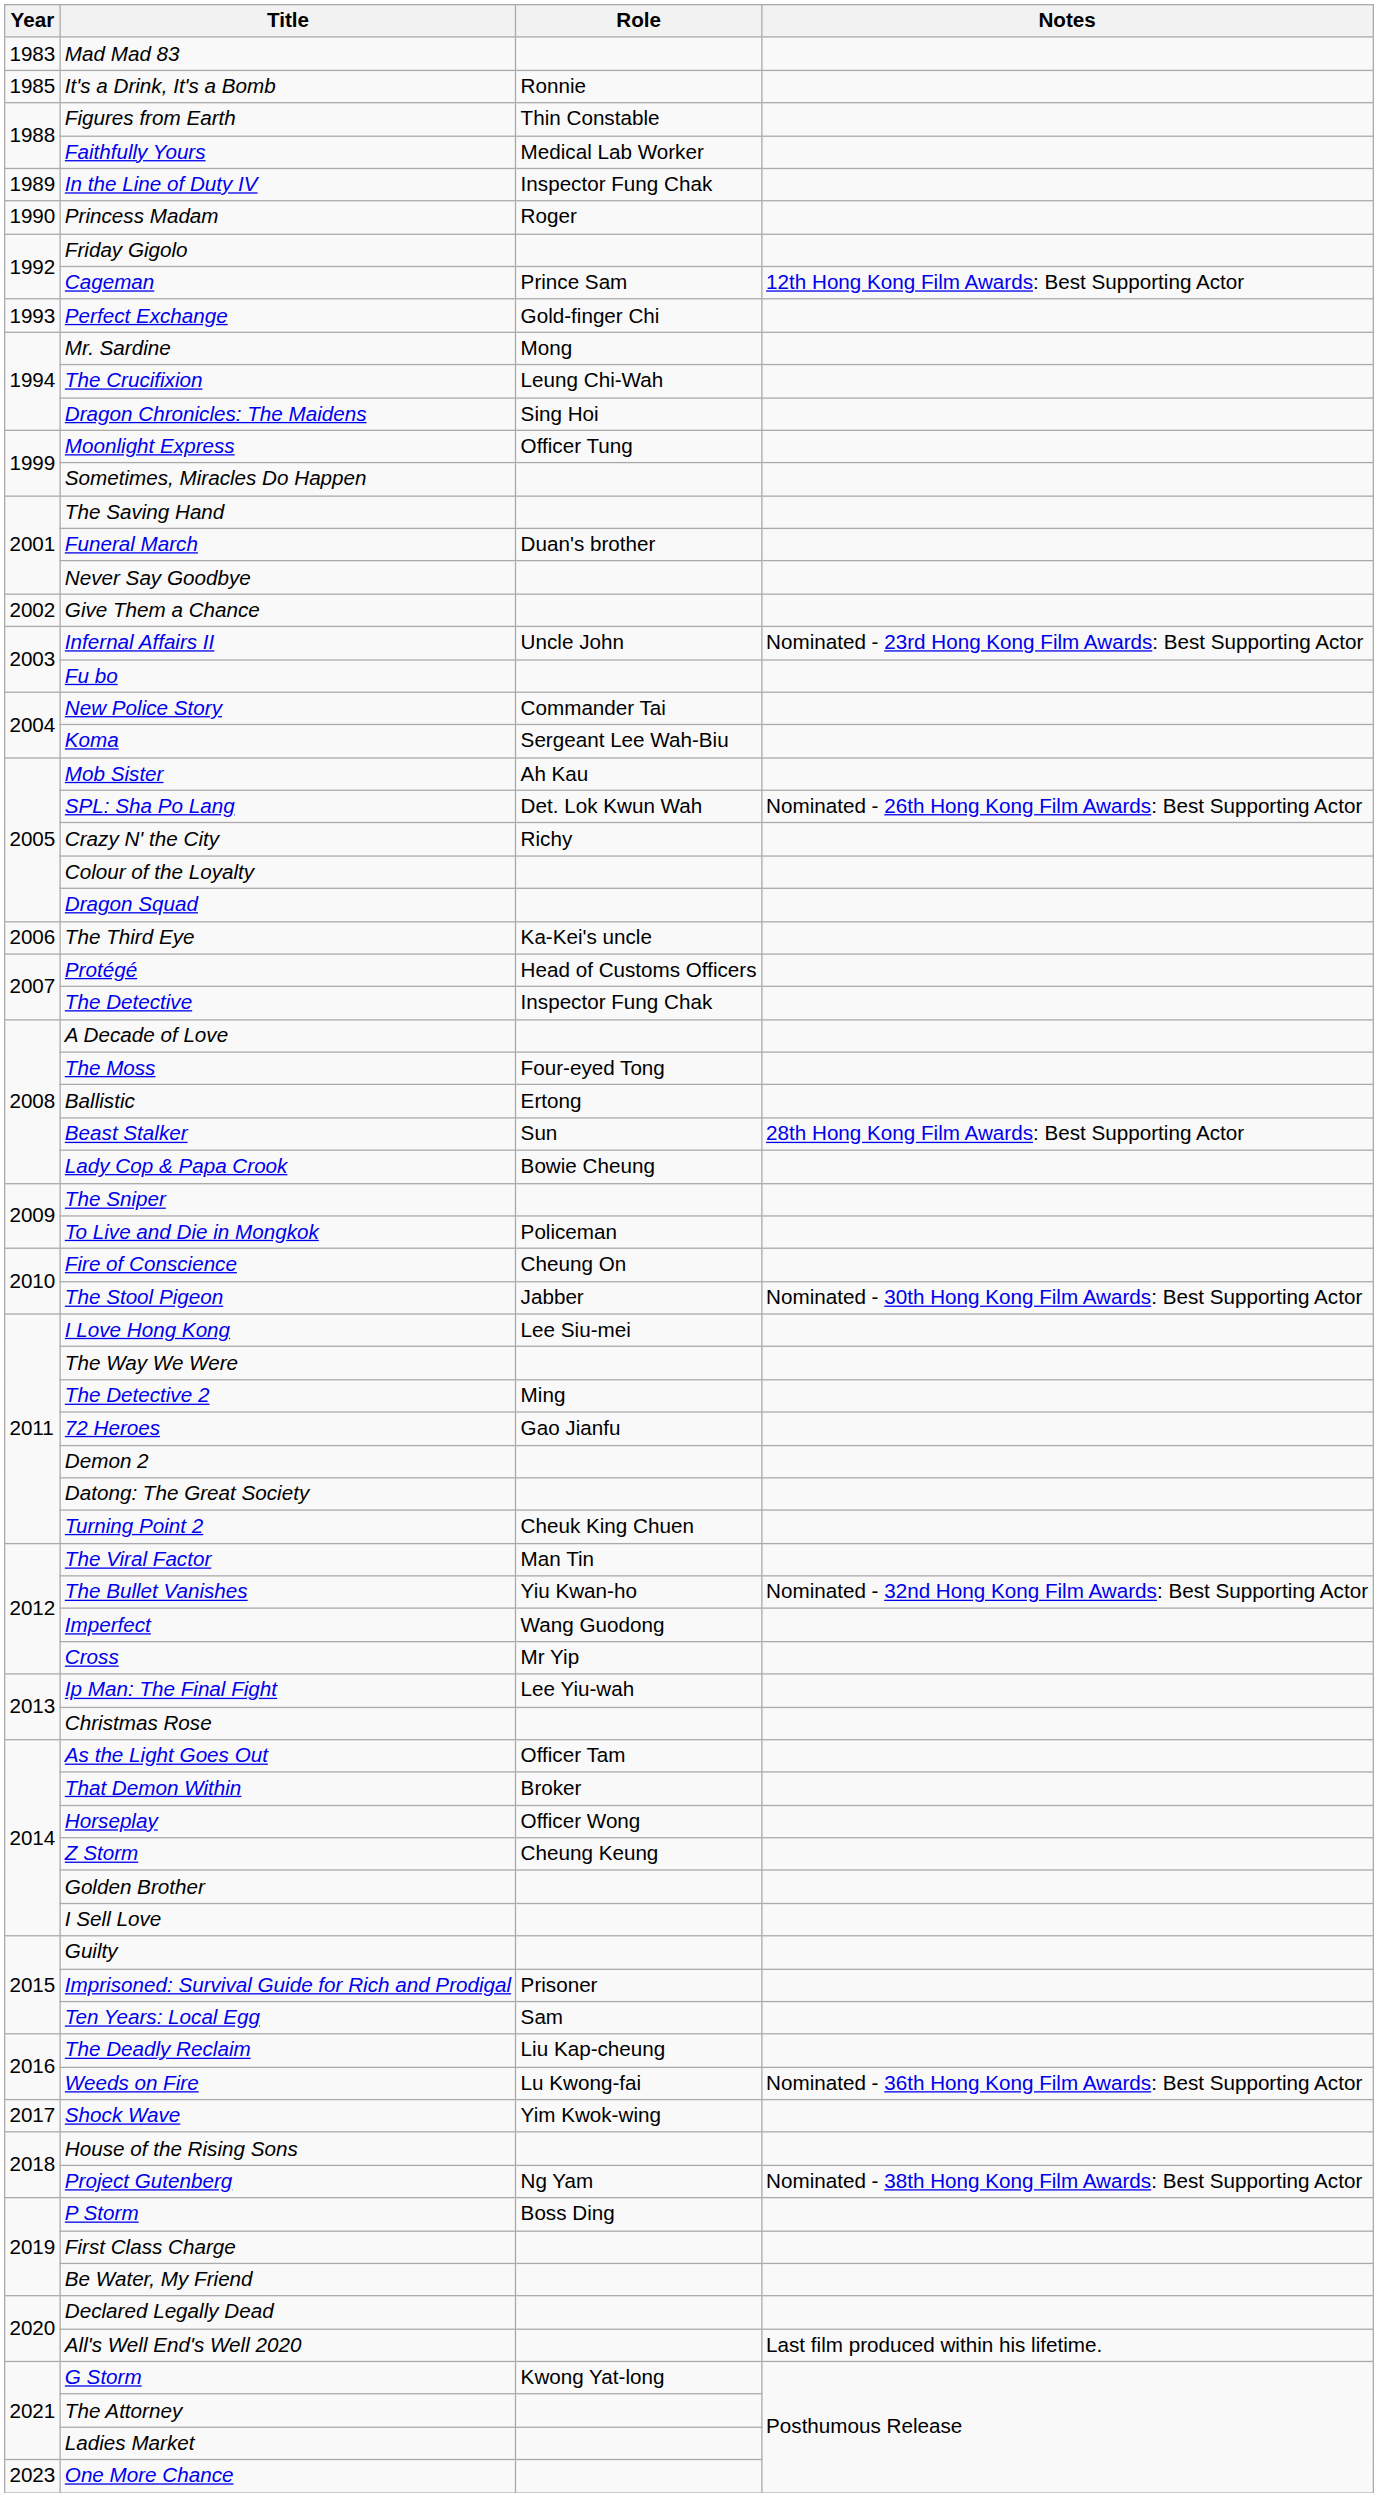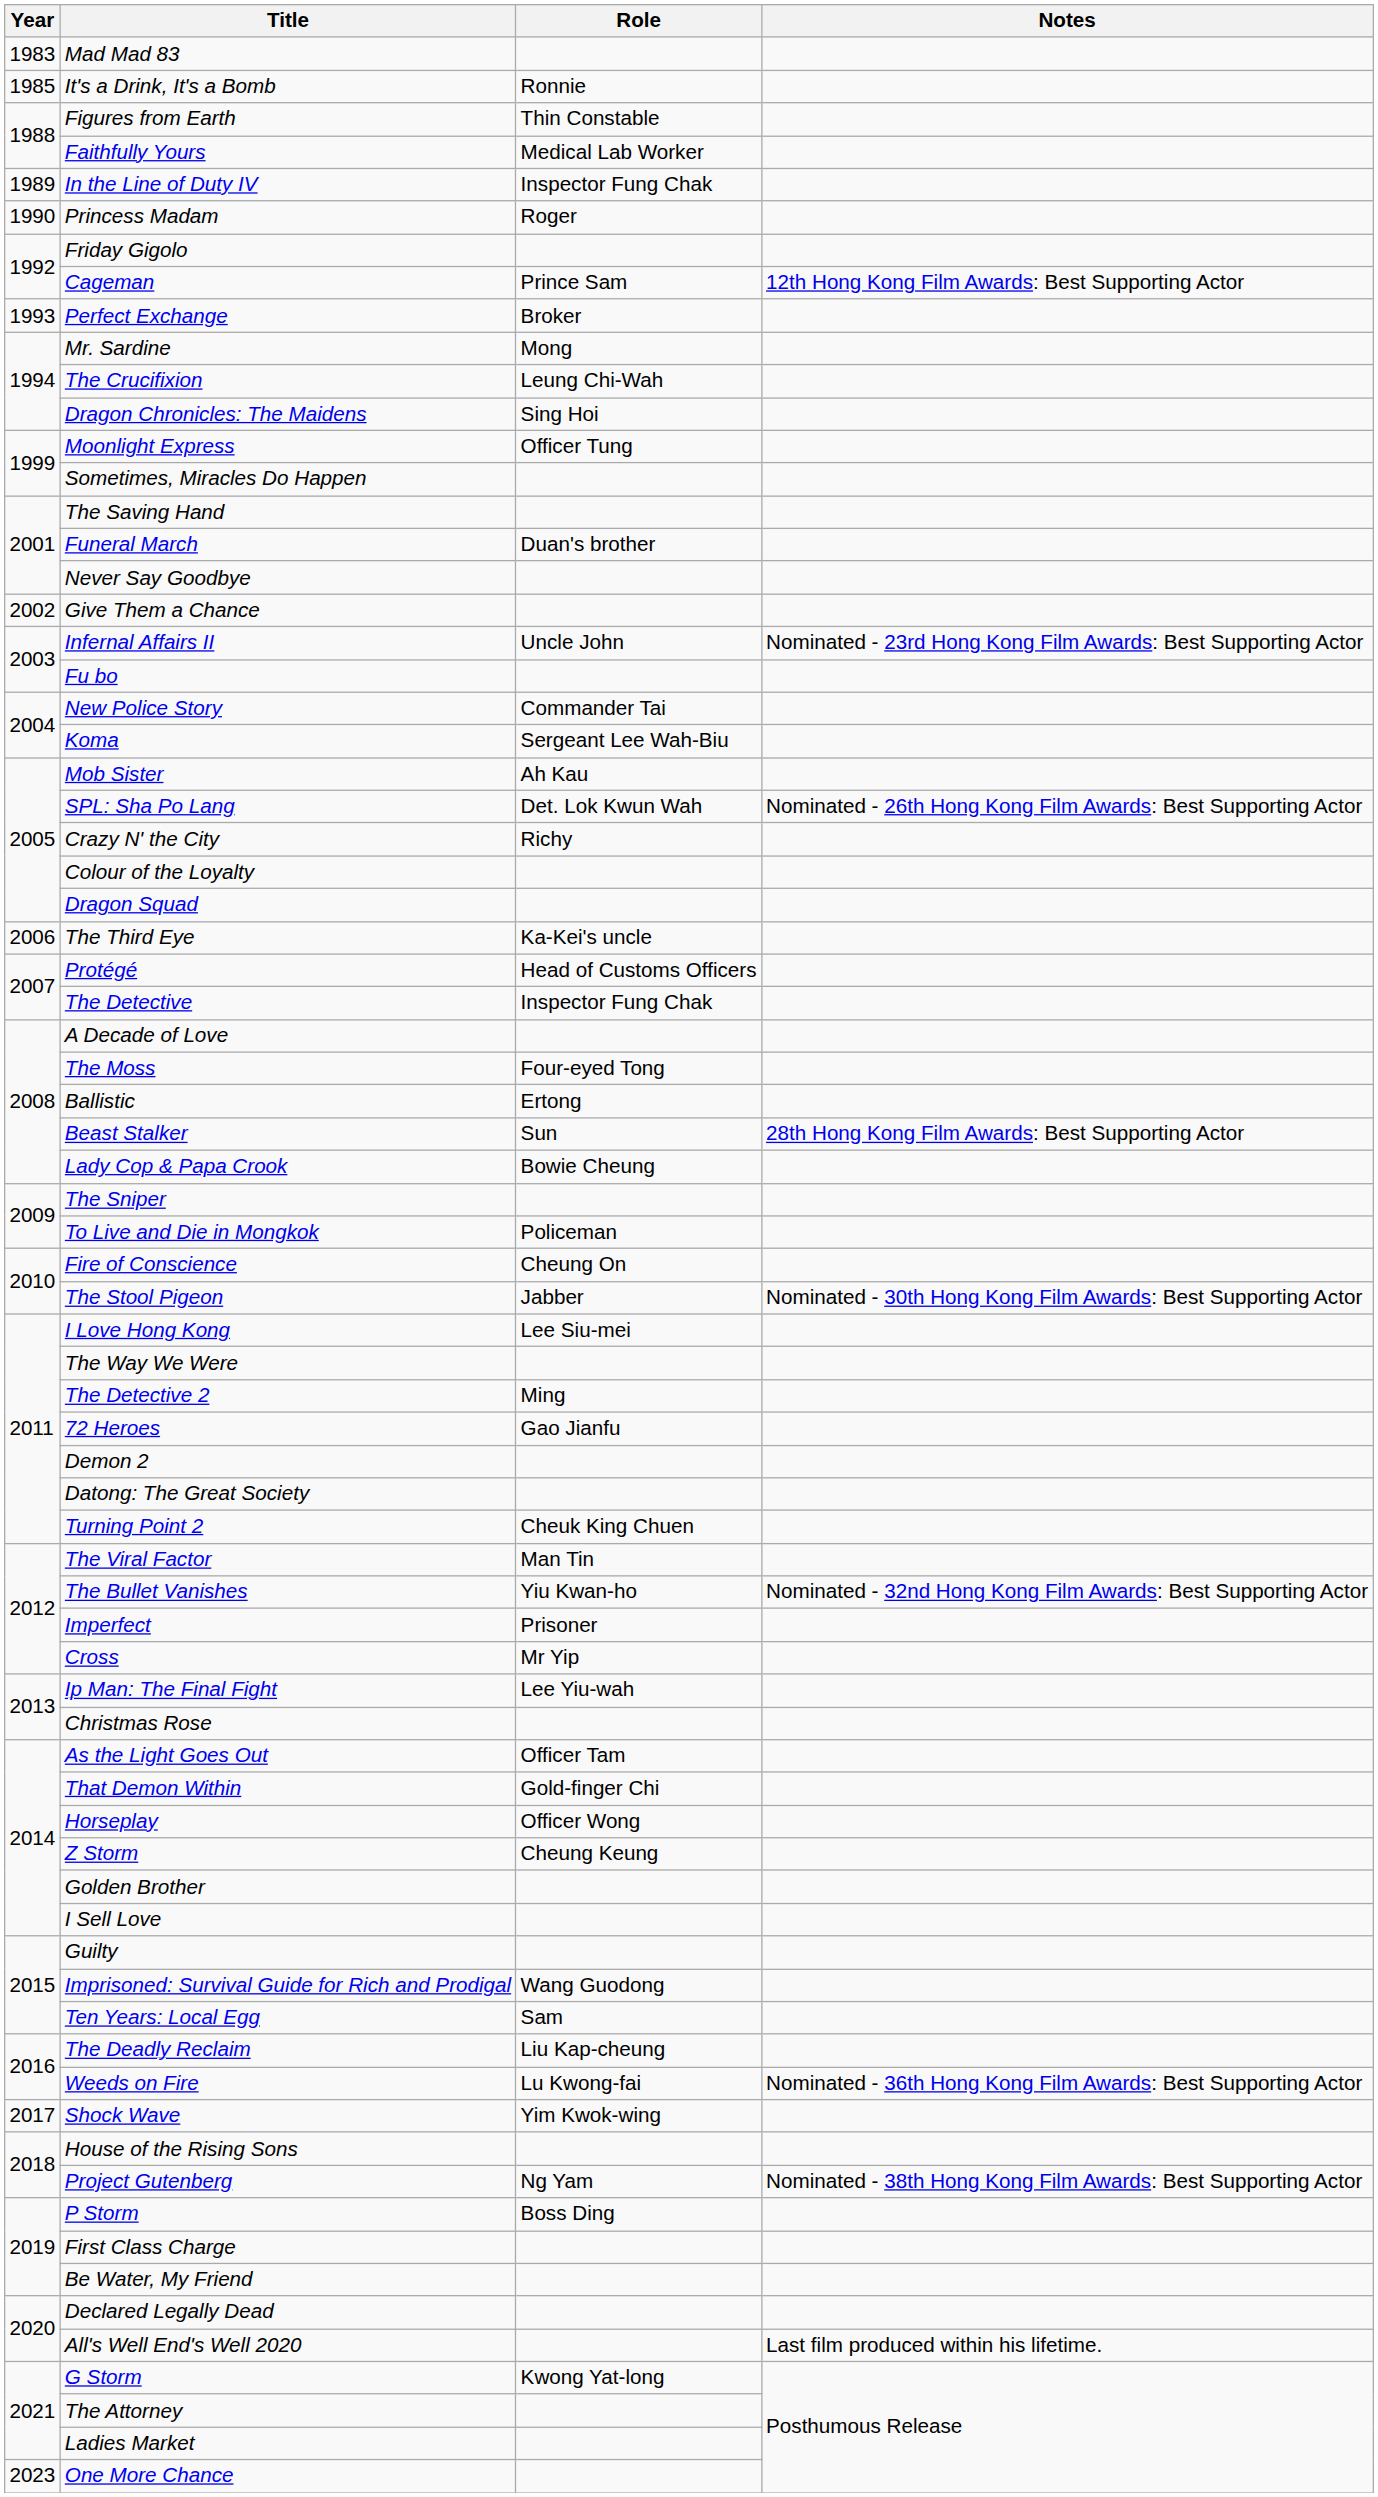(590, 315) Gold-finger Chi -> (551, 315) Broker
(593, 1624) Wang Guodong -> (559, 1624) Prisoner
(551, 1788) Broker -> (590, 1788) Gold-finger Chi
(559, 1984) Prisoner -> (593, 1984) Wang Guodong
